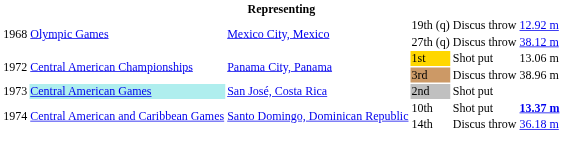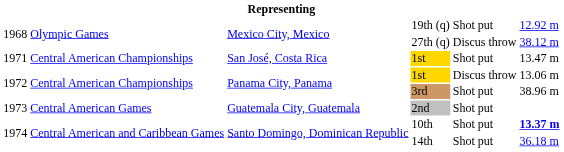(485, 25) Discus throw -> (473, 25) Shot put
+ row: (15, 58)
(473, 58) Shot put -> (485, 75) Discus throw
(485, 75) Discus throw -> (473, 91) Shot put
(91, 91) paleturquoise background -> (91, 108) no background
(277, 91) San José, Costa Rica -> (294, 108) Guatemala City, Guatemala
(485, 124) Discus throw -> (473, 141) Shot put
